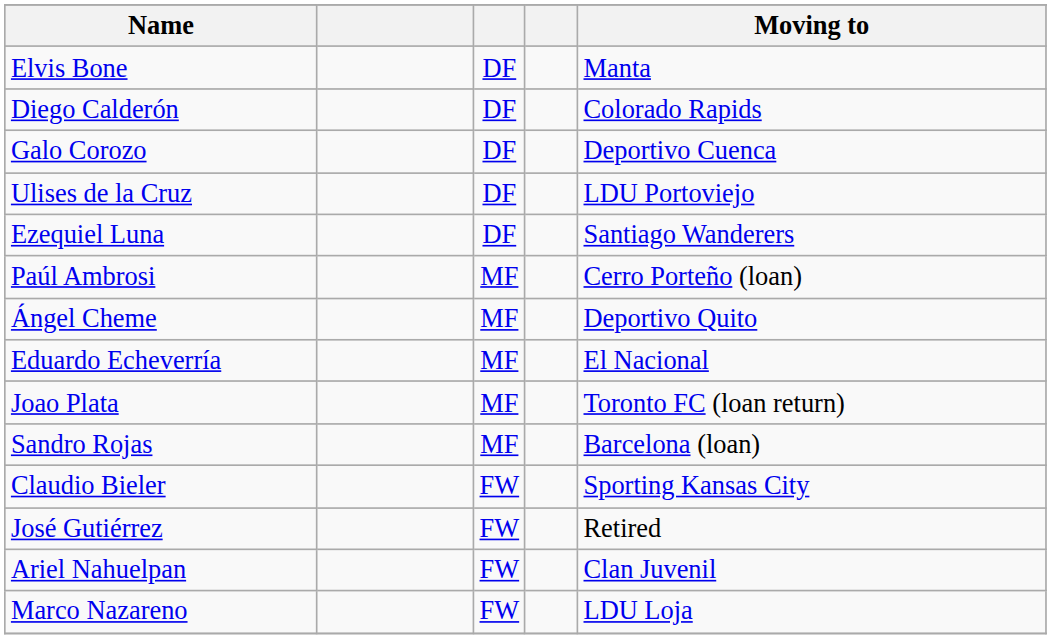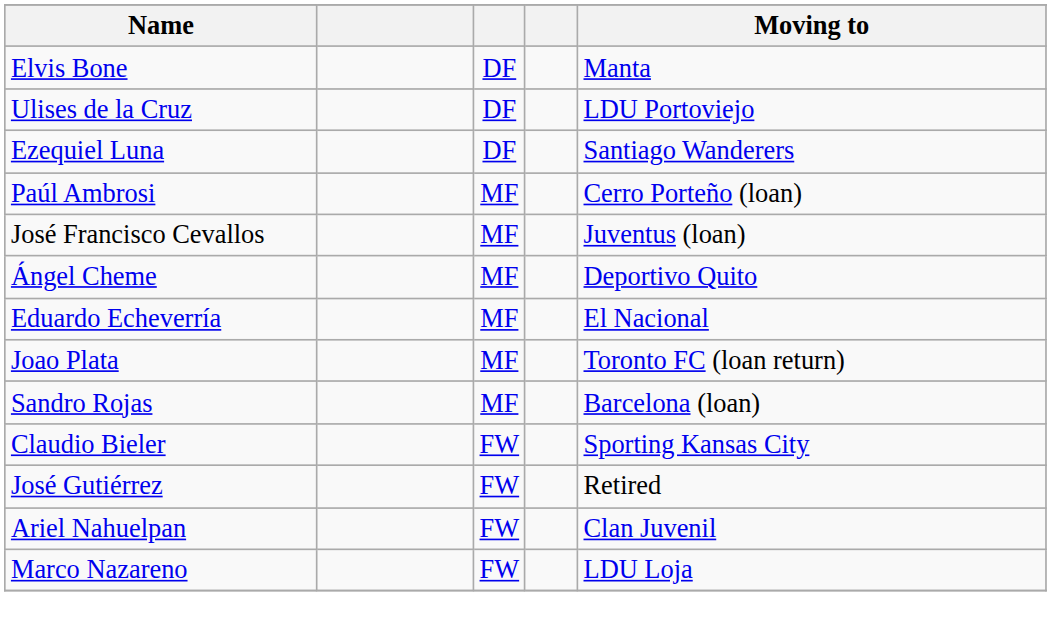- row: (95, 109)
- row: (79, 151)
+ row: (138, 234)
